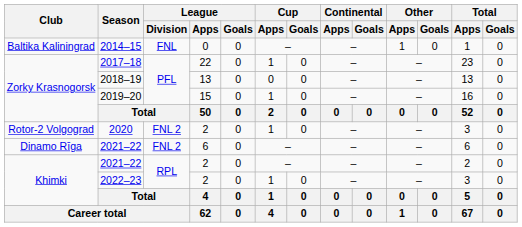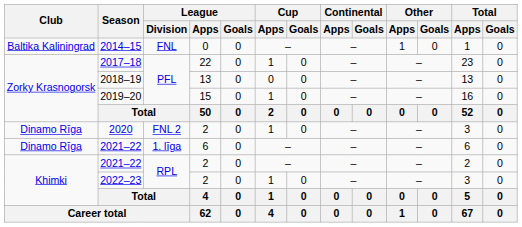(51, 130) Rotor-2 Volgograd -> (51, 130) Dinamo Rīga
(167, 146) FNL 2 -> (167, 146) 1. līga
